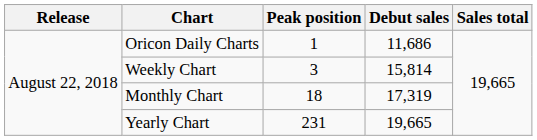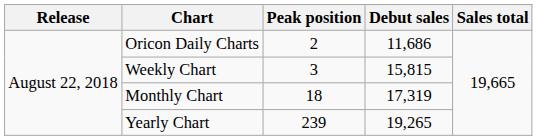(314, 43) 1 -> (314, 43) 2
(409, 69) 15,814 -> (409, 69) 15,815
(314, 122) 231 -> (314, 122) 239
(409, 122) 19,665 -> (409, 122) 19,265
